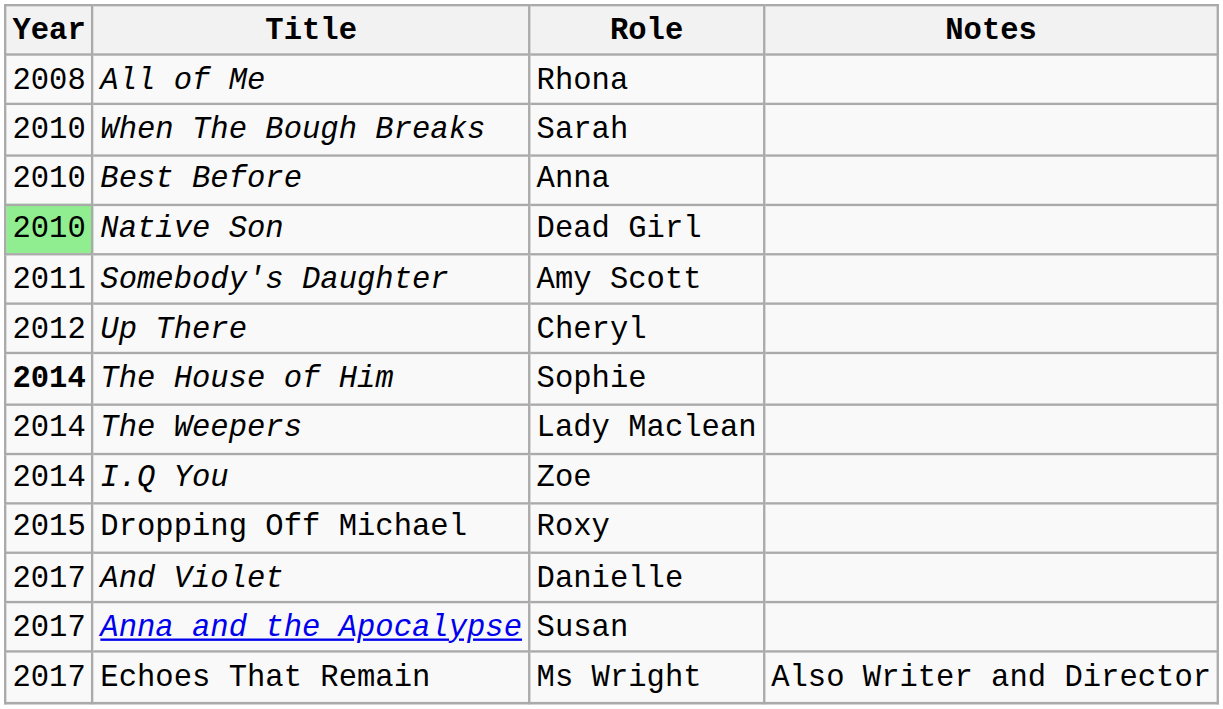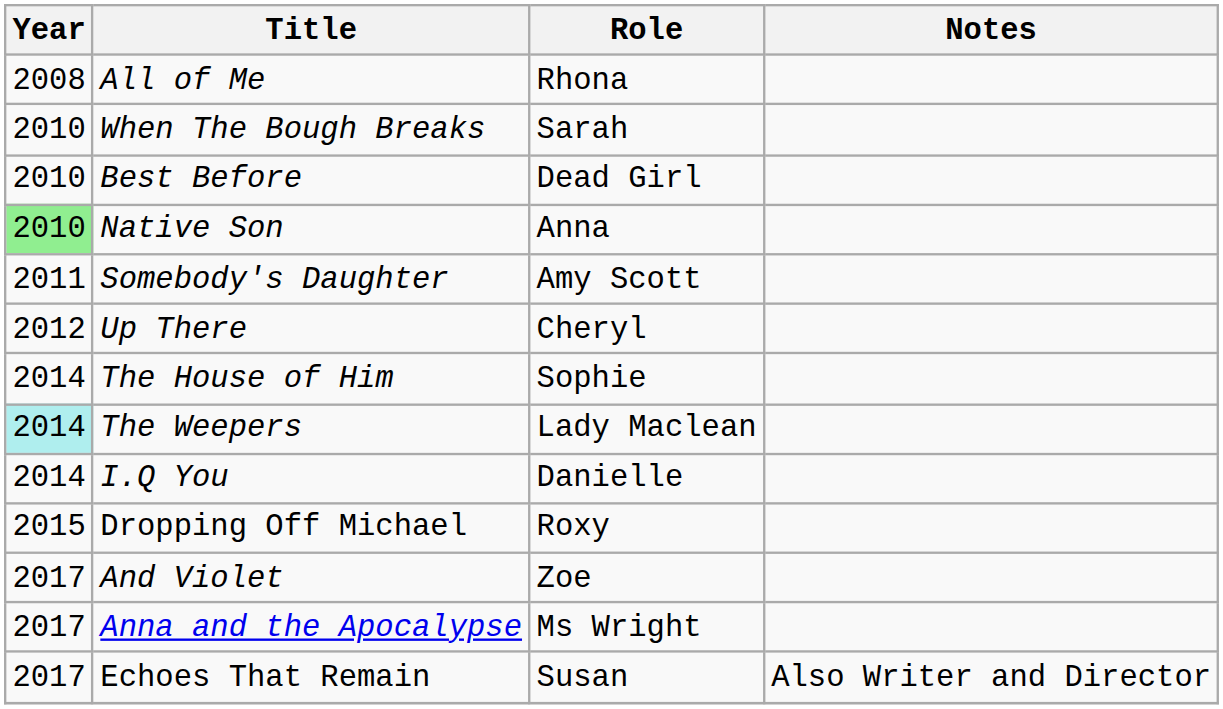(573, 179) Anna -> (619, 179) Dead Girl
(619, 229) Dead Girl -> (573, 229) Anna
(49, 379) bold -> (49, 379) normal
(49, 428) no background -> (49, 428) paleturquoise background
(564, 478) Zoe -> (610, 478) Danielle
(610, 578) Danielle -> (564, 578) Zoe
(582, 628) Susan -> (619, 628) Ms Wright
(619, 677) Ms Wright -> (582, 677) Susan
